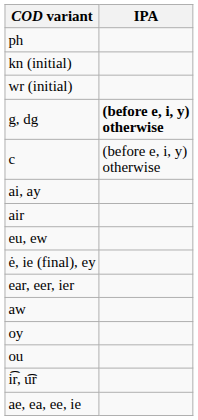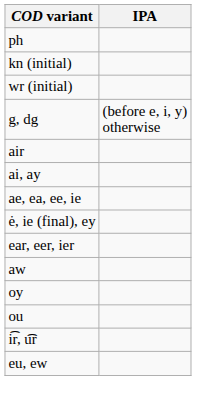(146, 119) bold -> (145, 119) normal
- row: (12, 159)
rows swapped: (25, 191) <-> (16, 214)
rows swapped: (45, 403) <-> (28, 238)
